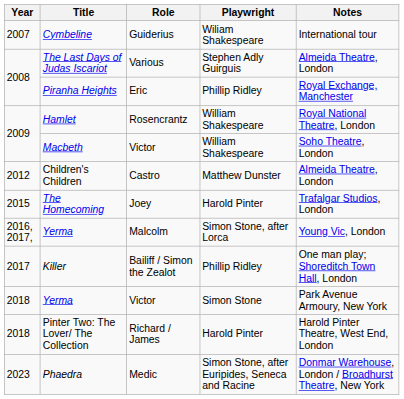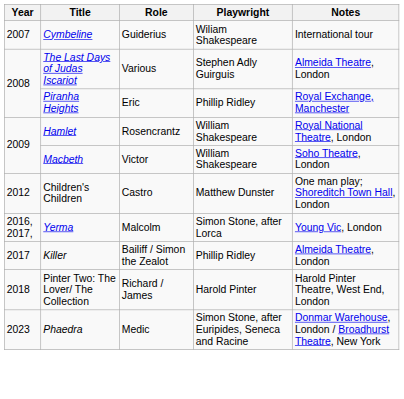(338, 176) Almeida Theatre, London -> (345, 193) One man play; Shoreditch Town Hall, London
- row: (18, 204)
(337, 266) One man play; Shoreditch Town Hall, London -> (334, 255) Almeida Theatre, London
- row: (18, 300)
